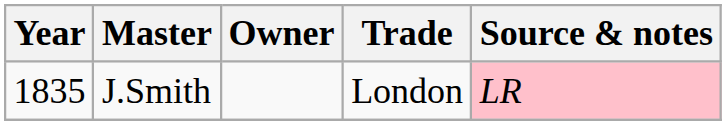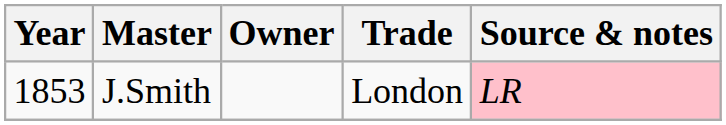(49, 90) 1835 -> (49, 90) 1853
